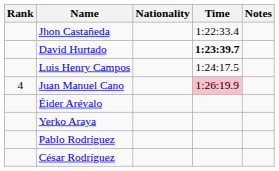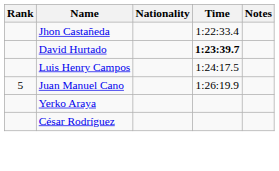(20, 85) 4 -> (20, 85) 5
(217, 85) pink background -> (217, 85) no background
- row: (70, 103)
- row: (77, 139)
